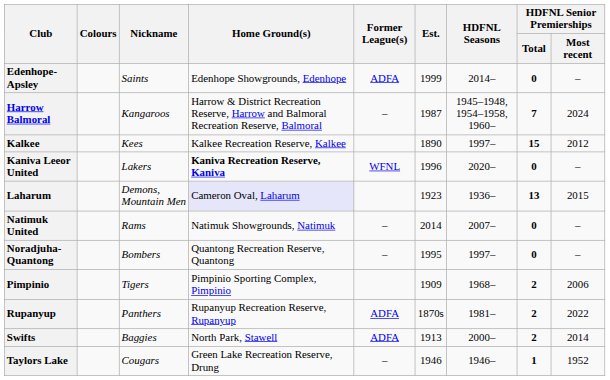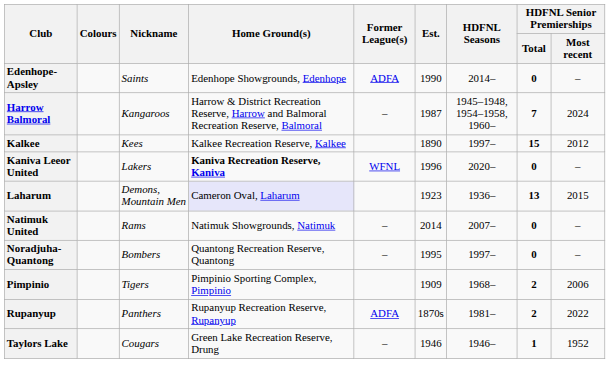(431, 78) 1999 -> (431, 78) 1990
- row: (21, 337)
